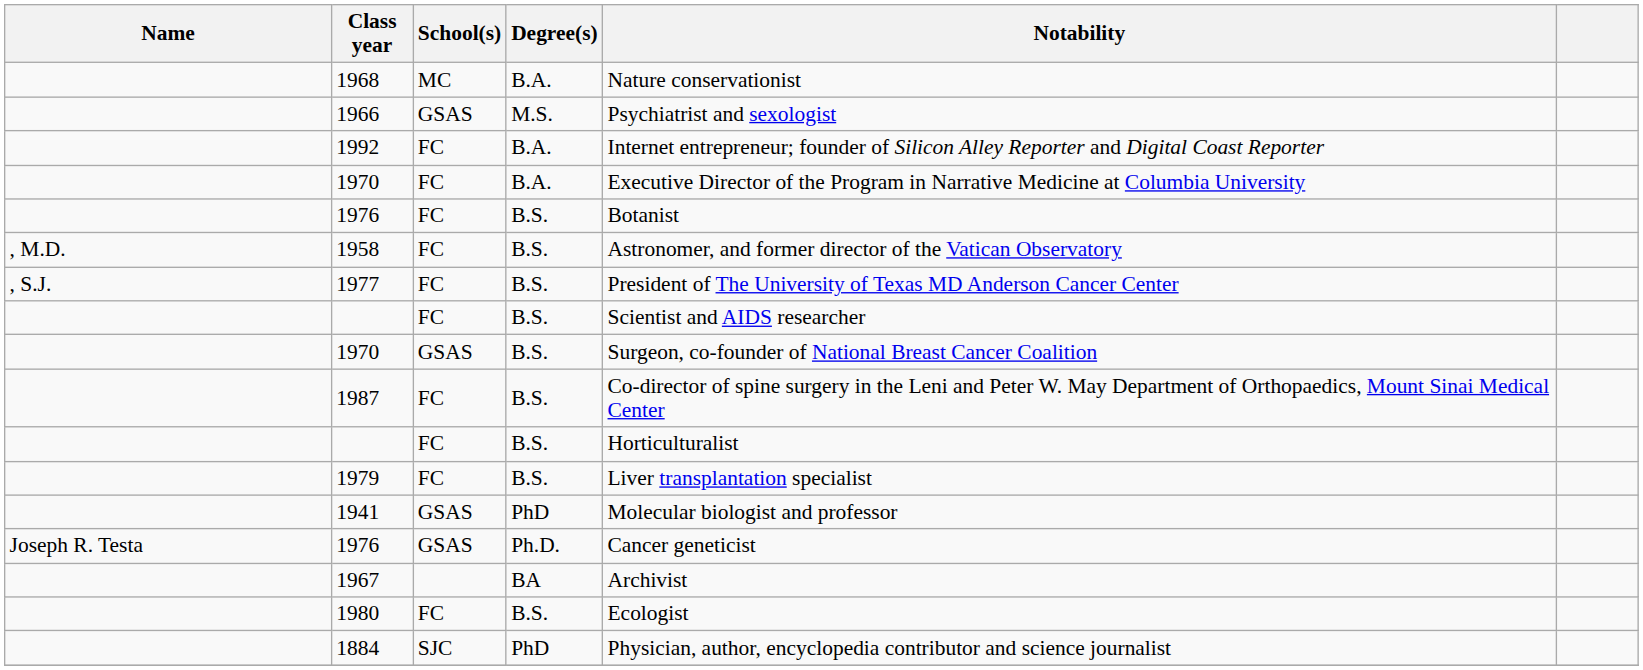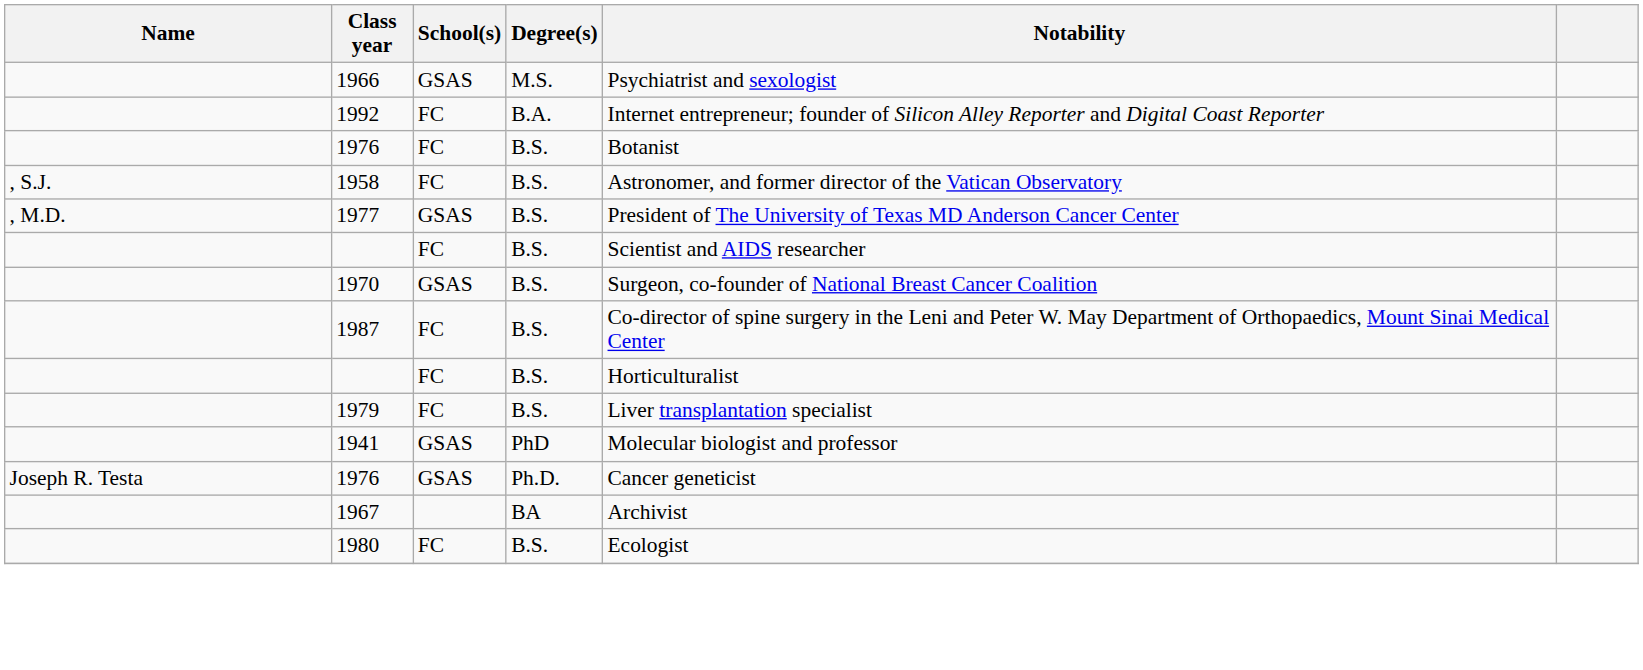- row: (358, 79)
- row: (358, 181)
(38, 249) , M.D. -> (30, 181) , S.J.
(30, 283) , S.J. -> (38, 215) , M.D.
(431, 283) FC -> (445, 215) GSAS
- row: (358, 647)
